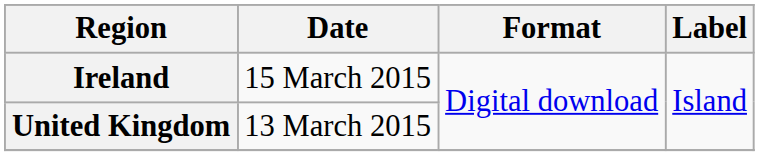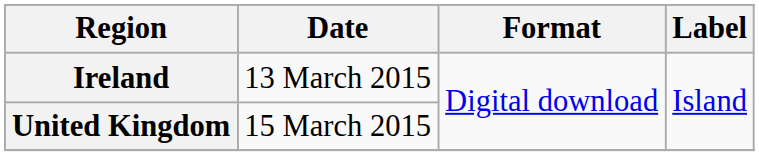(338, 77) 15 March 2015 -> (338, 77) 13 March 2015
(338, 125) 13 March 2015 -> (338, 125) 15 March 2015
